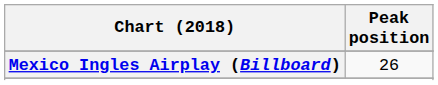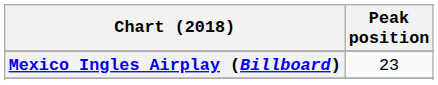(389, 65) 26 -> (389, 65) 23
